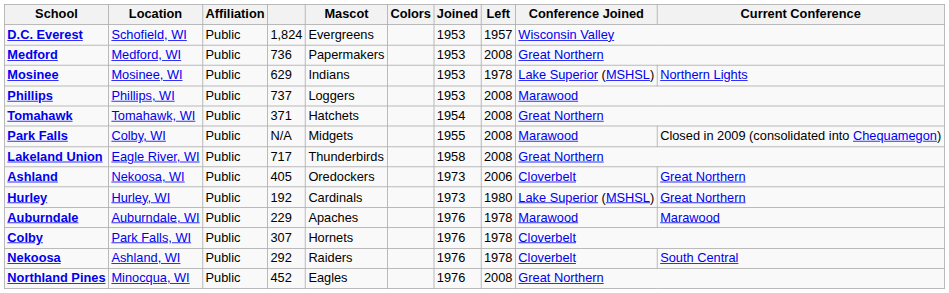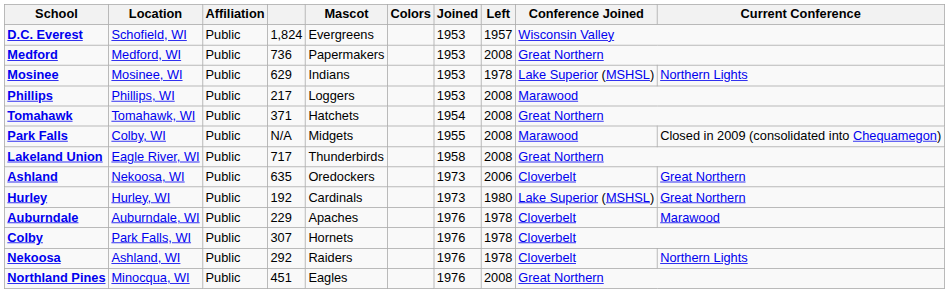(281, 95) 737 -> (281, 95) 217
(281, 177) 405 -> (281, 177) 635
(548, 217) Marawood -> (547, 217) Cloverbelt
(699, 258) South Central -> (704, 258) Northern Lights
(281, 278) 452 -> (281, 278) 451
